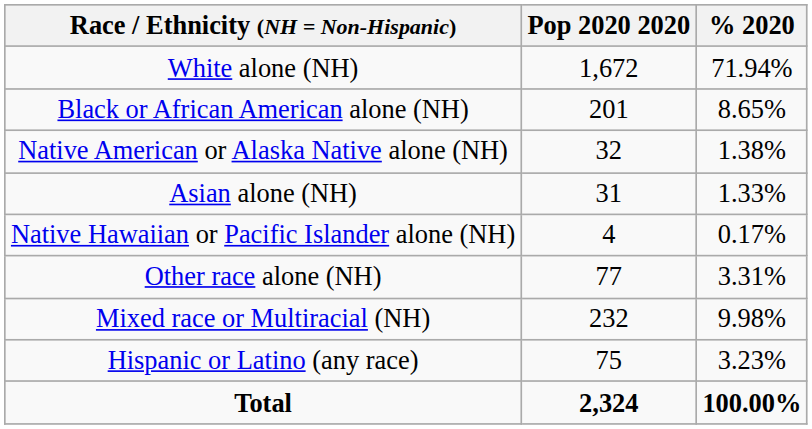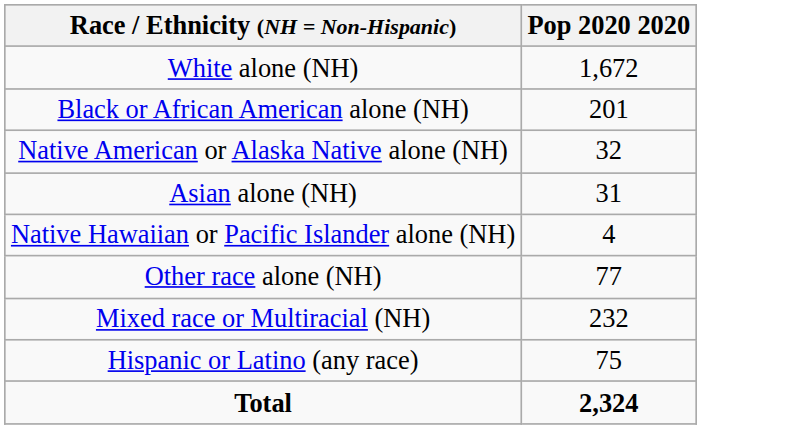- column: (752, 25)
